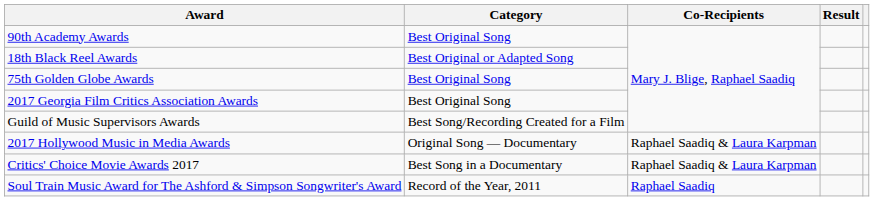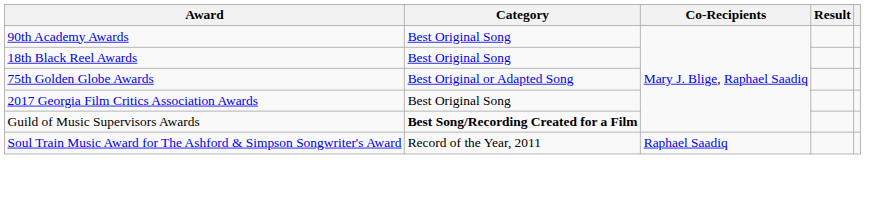(491, 57) Best Original or Adapted Song -> (459, 57) Best Original Song
(459, 79) Best Original Song -> (491, 79) Best Original or Adapted Song
(516, 121) normal -> (523, 121) bold
- row: (119, 143)
- row: (103, 164)
